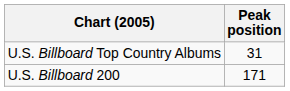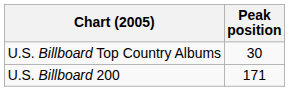(254, 53) 31 -> (254, 53) 30
